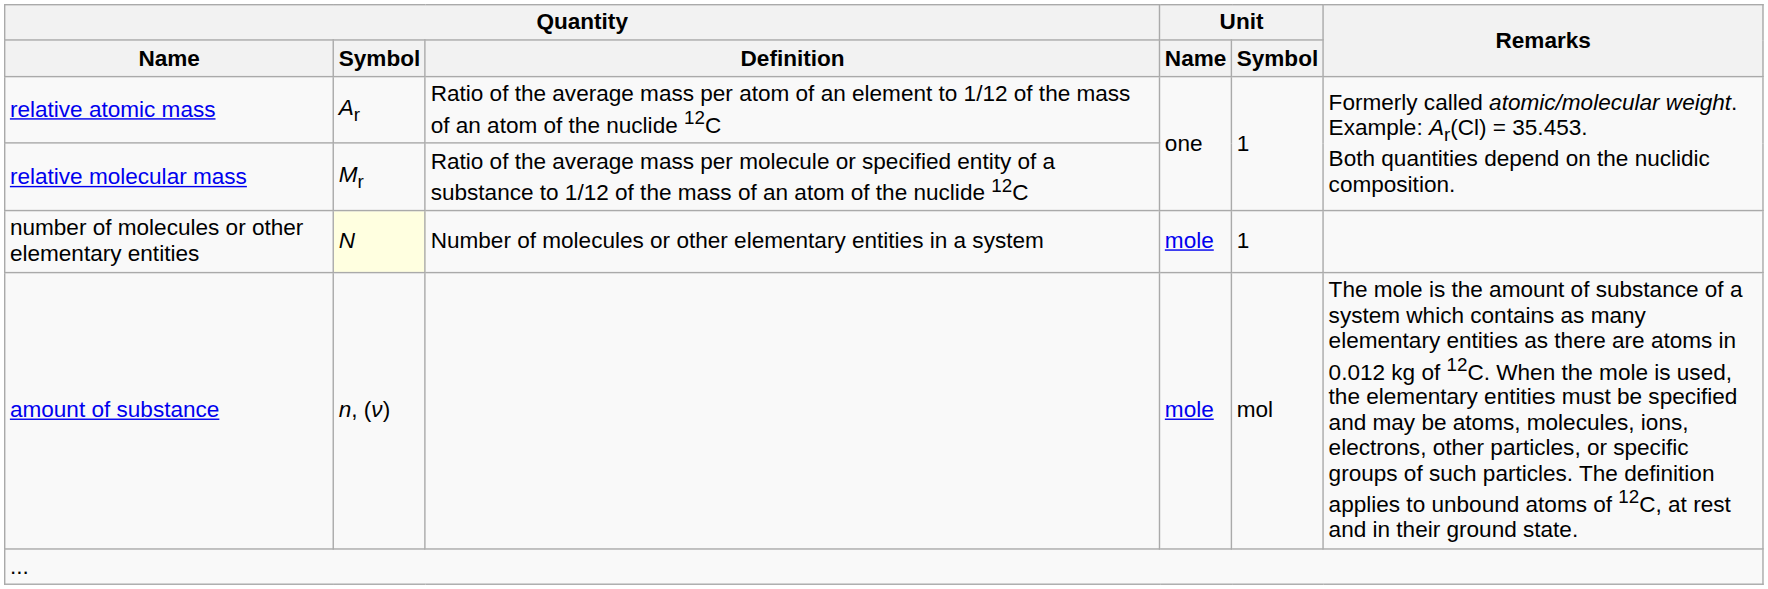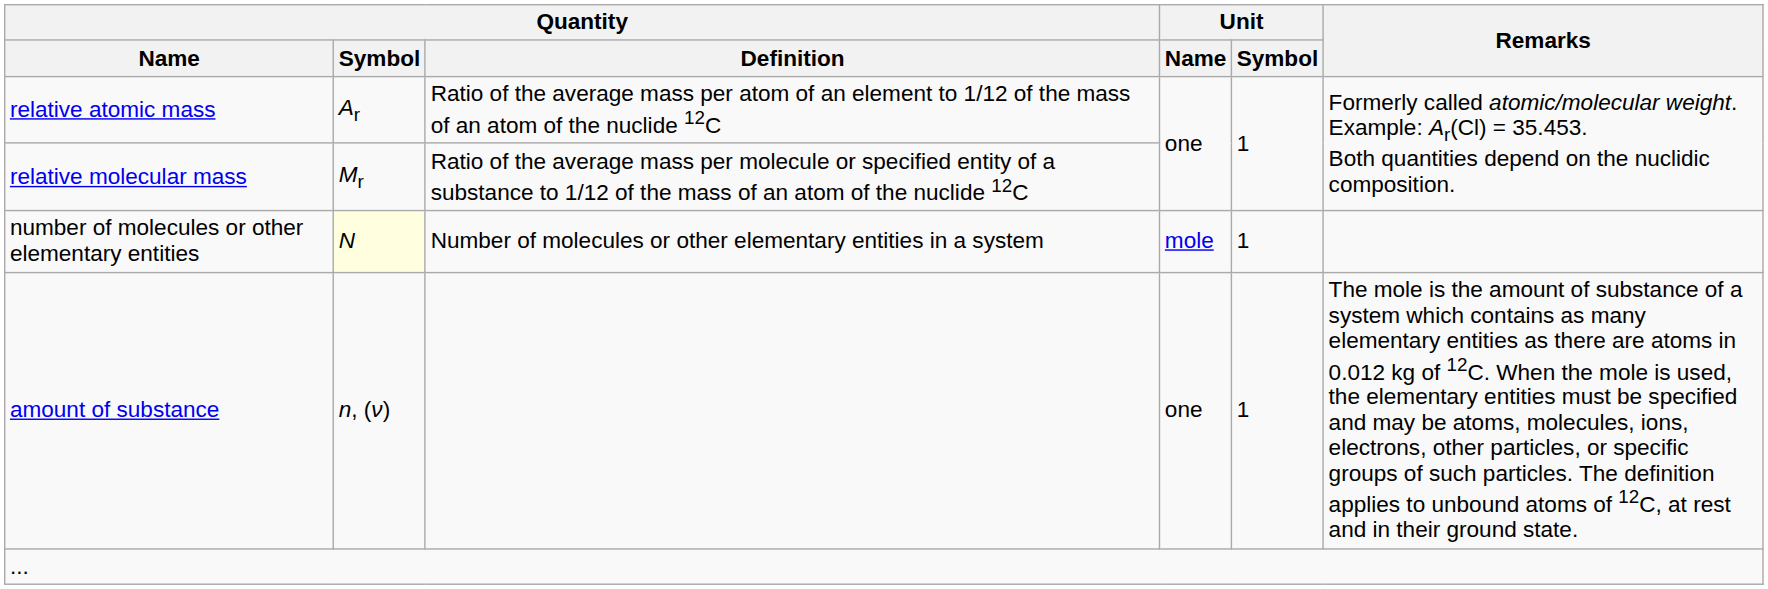(1189, 409) mole -> (1184, 409) one
(1255, 409) mol -> (1243, 409) 1
